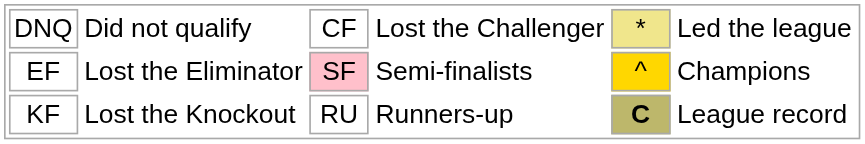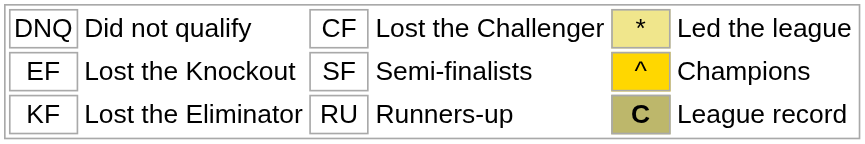(193, 71) Lost the Eliminator -> (190, 71) Lost the Knockout
(339, 71) pink background -> (339, 71) no background
(190, 114) Lost the Knockout -> (193, 114) Lost the Eliminator
